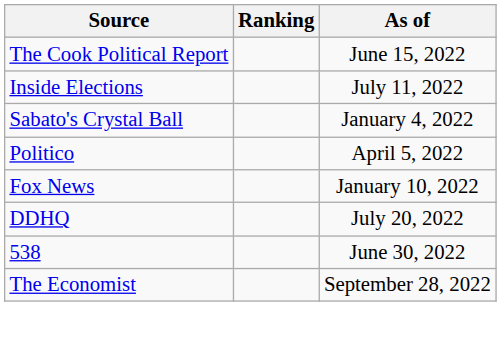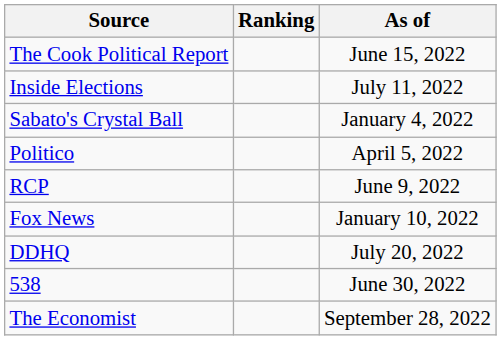+ row: (29, 185)
